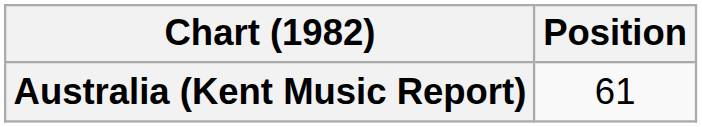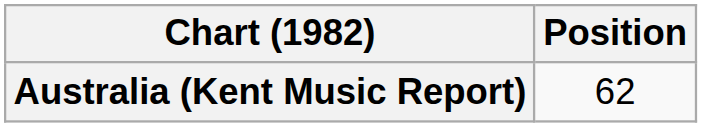(615, 91) 61 -> (615, 91) 62
